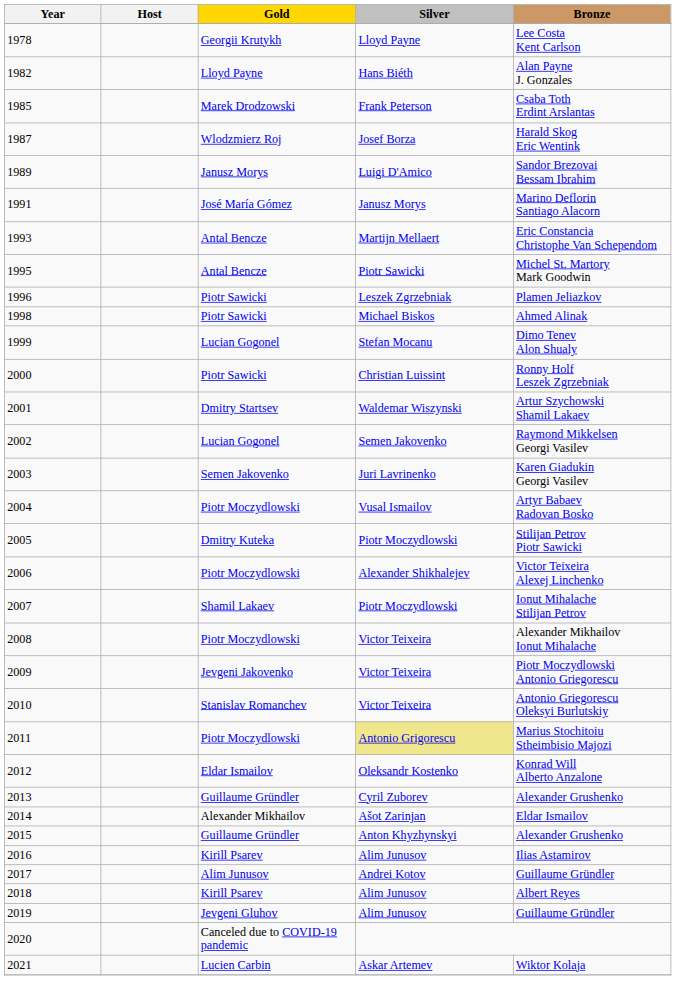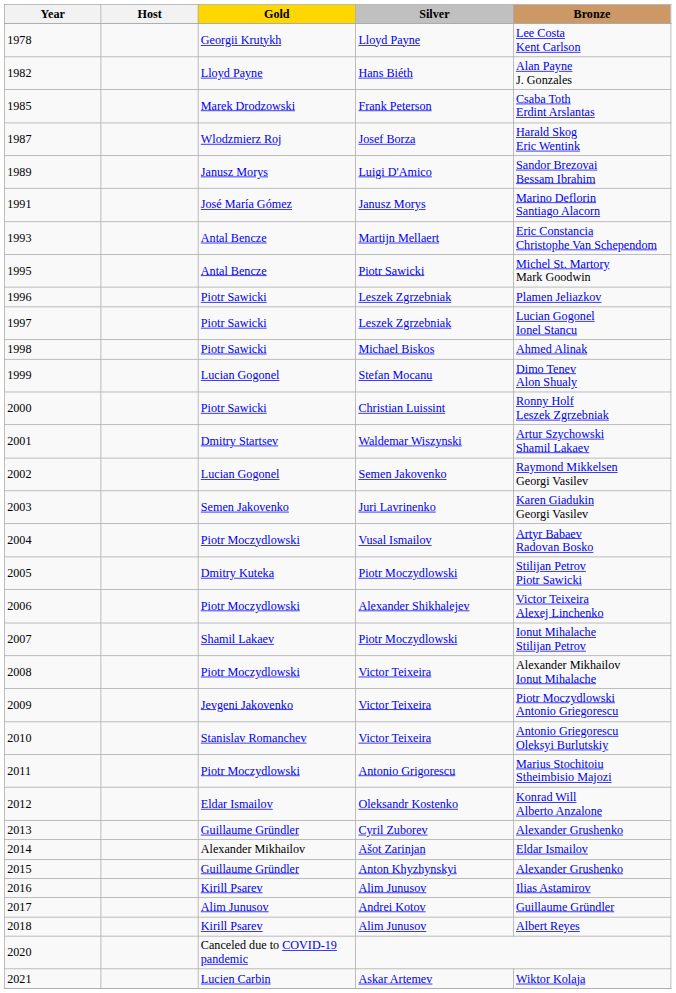+ row: (19, 323)
(407, 738) khaki background -> (407, 771) no background
- row: (19, 912)
